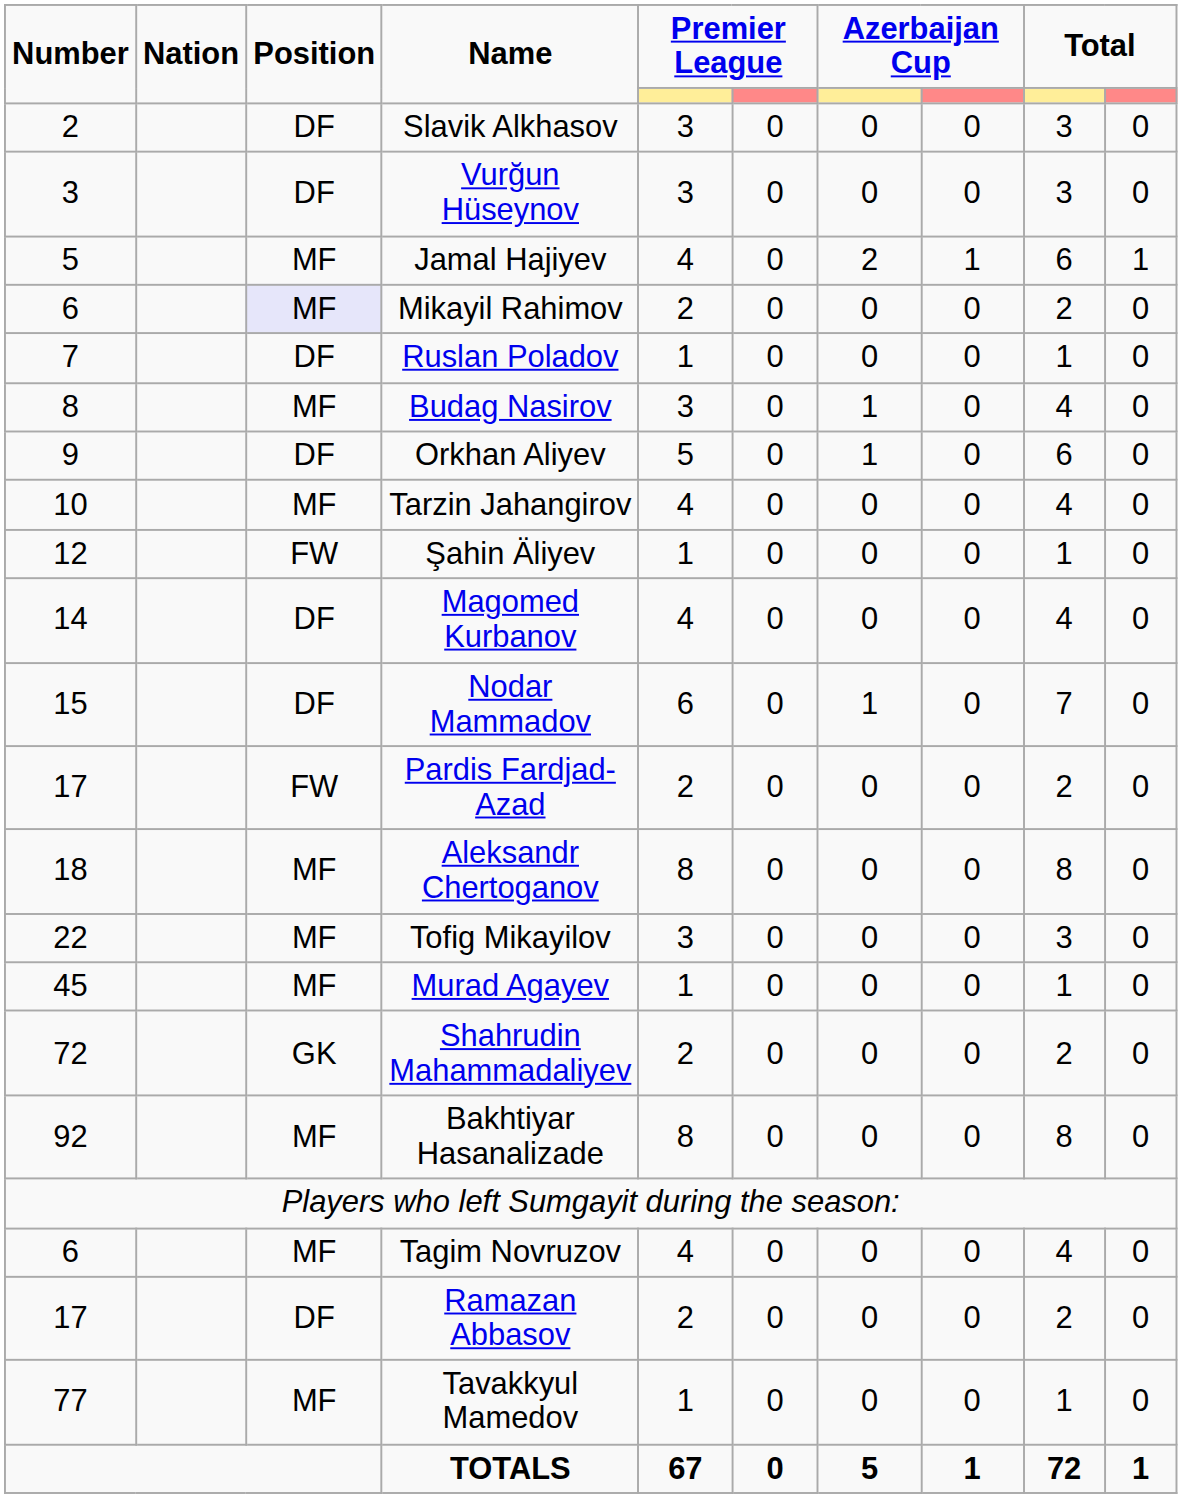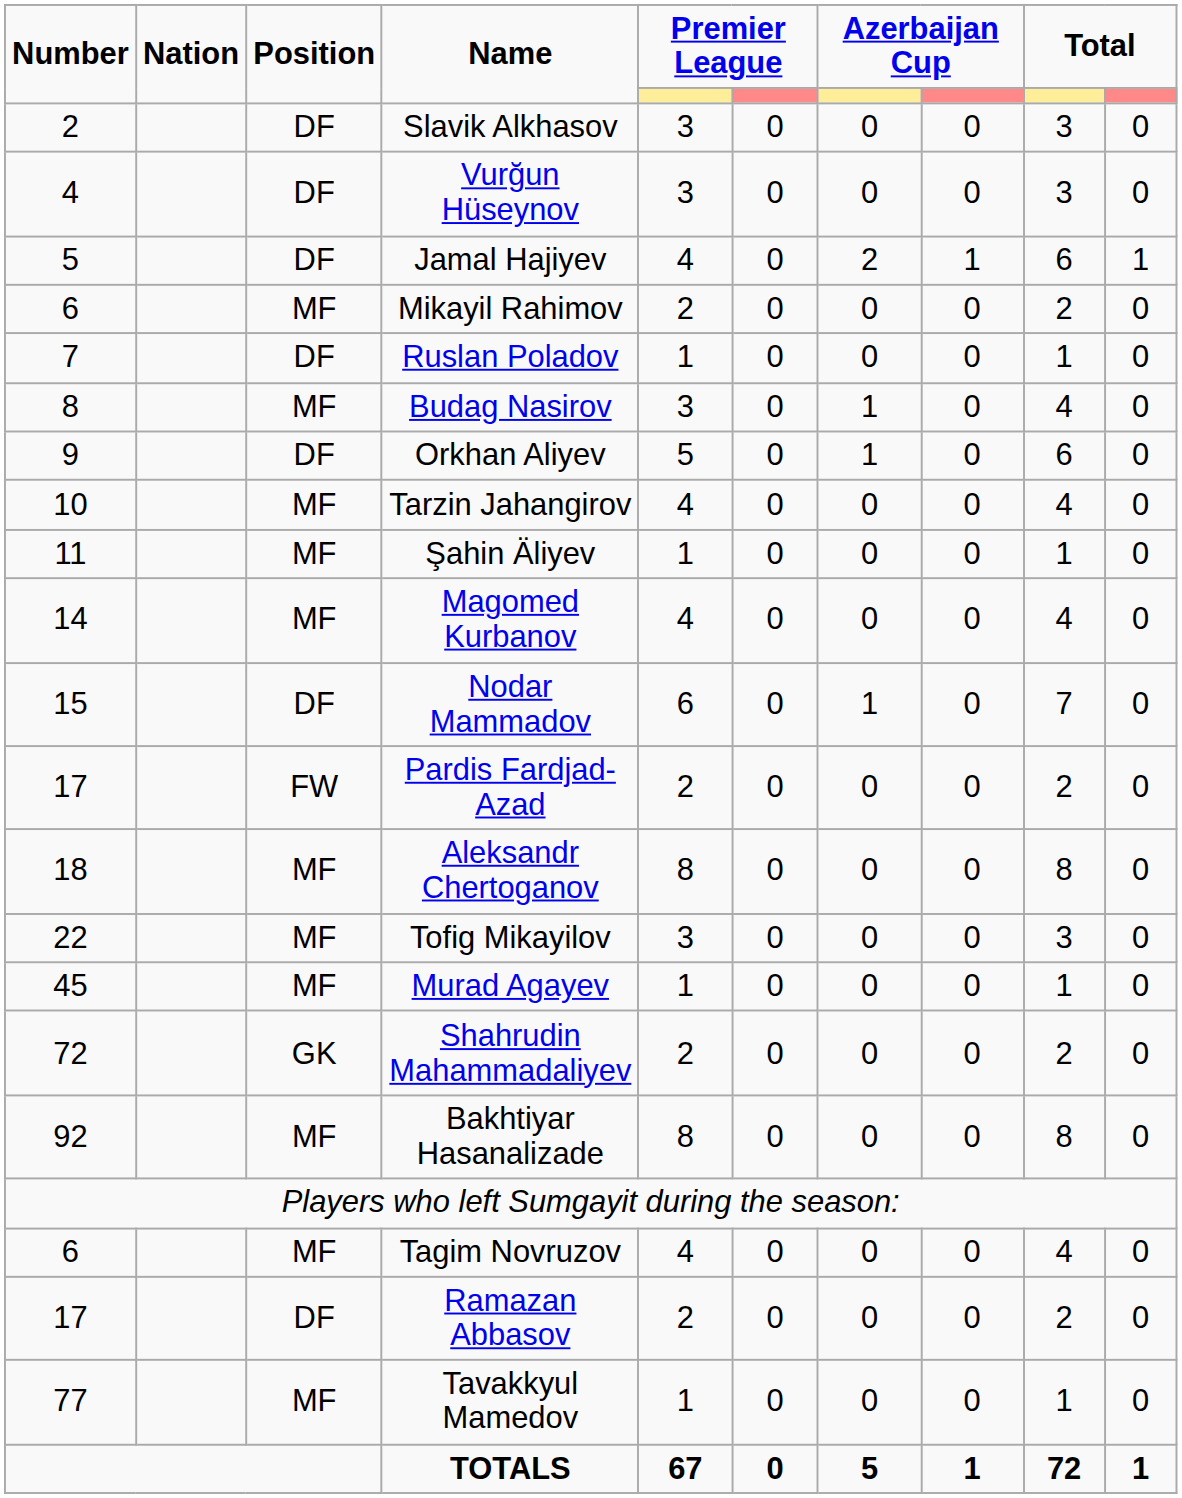(70, 193) 3 -> (70, 193) 4
(314, 259) MF -> (314, 259) DF
(314, 308) lavender background -> (314, 308) no background
(70, 553) 12 -> (70, 553) 11
(314, 553) FW -> (314, 553) MF
(314, 619) DF -> (314, 619) MF
